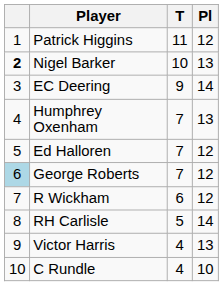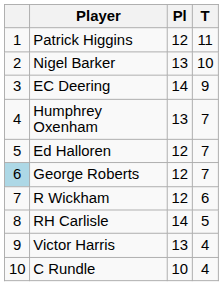columns swapped: (205, 16) <-> (180, 16)
(17, 63) bold -> (17, 63) normal
